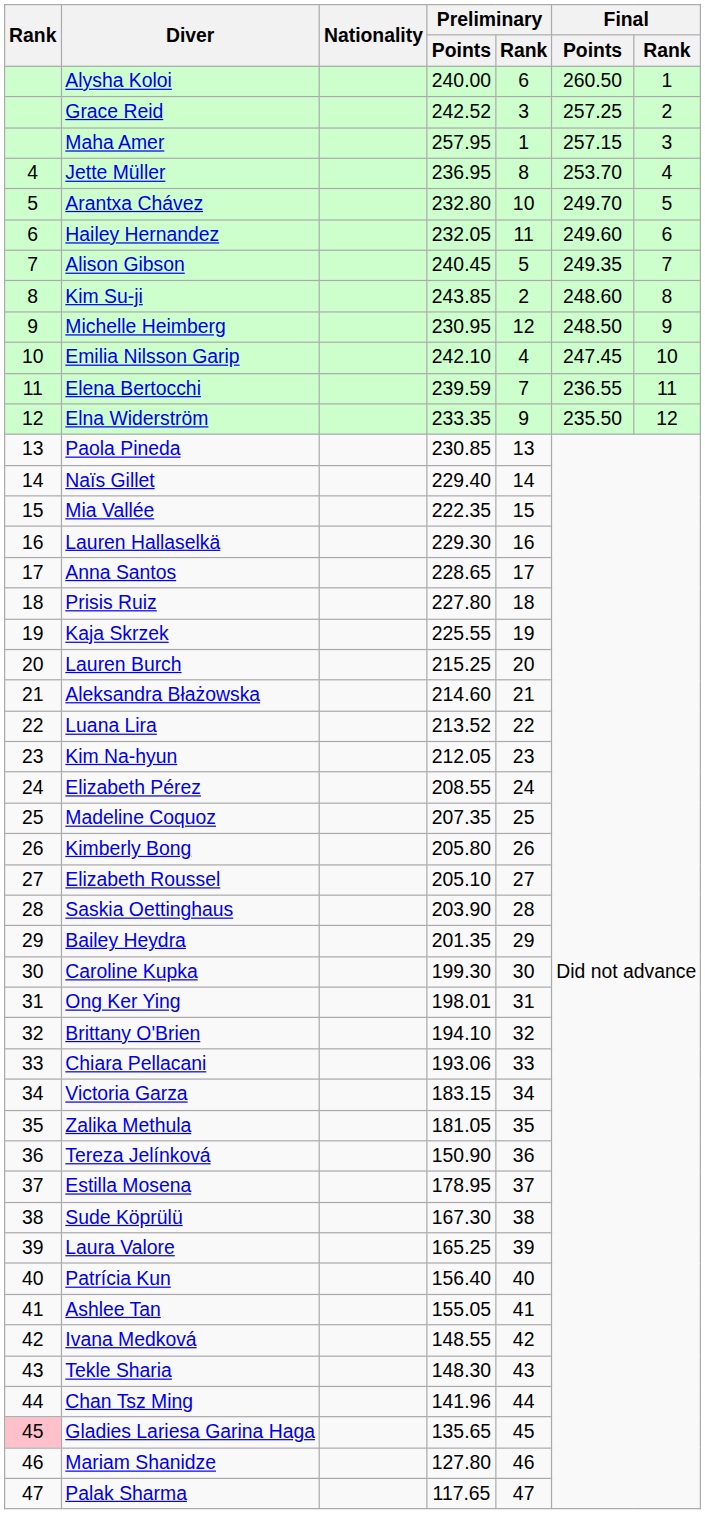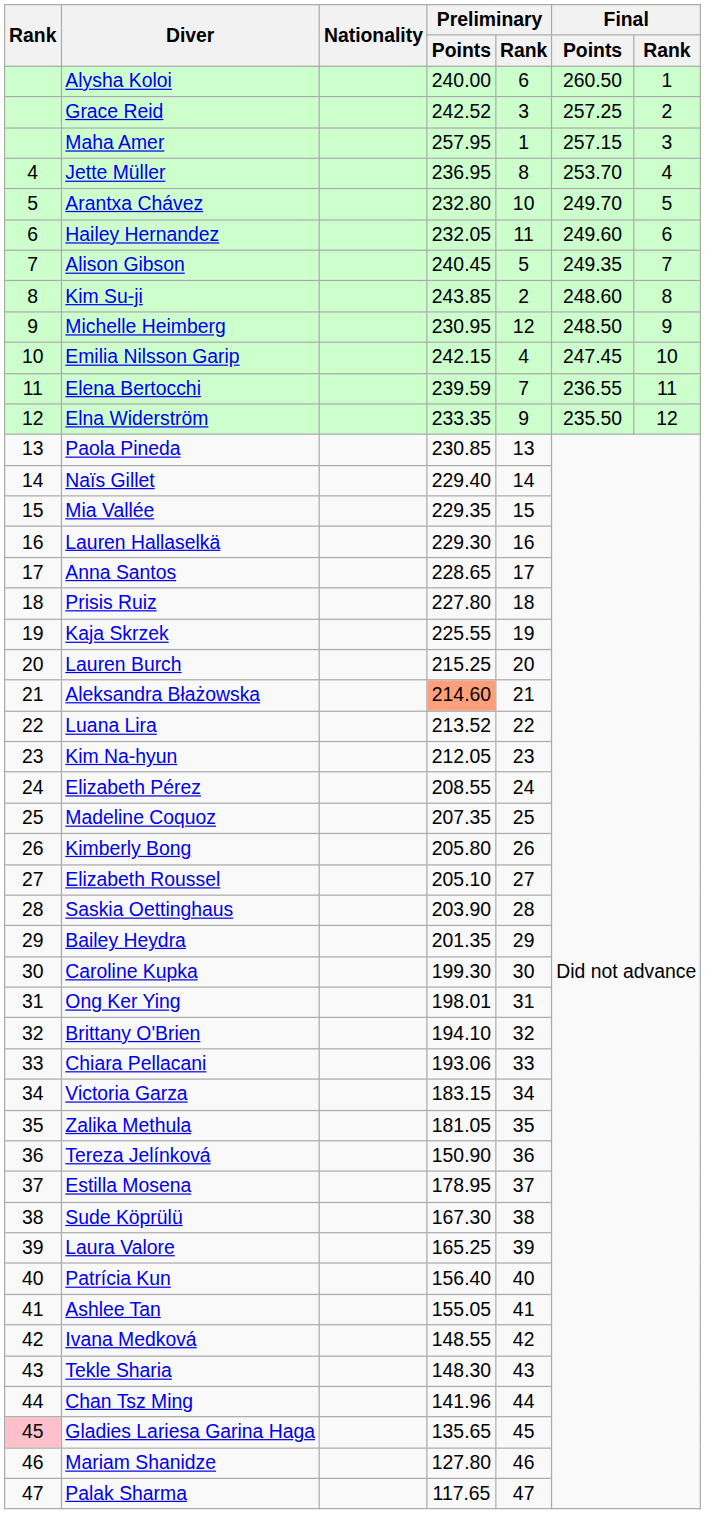(461, 357) 242.10 -> (461, 357) 242.15
(461, 511) 222.35 -> (461, 511) 229.35
(461, 695) no background -> (461, 695) lightsalmon background
